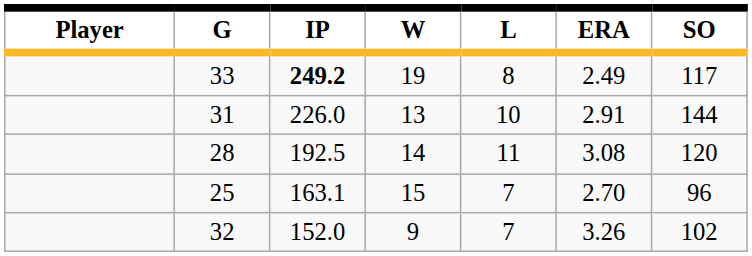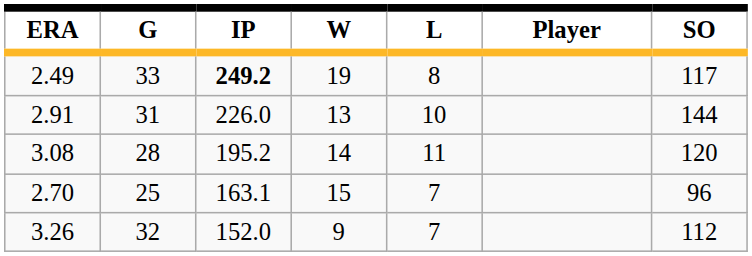columns swapped: (90, 30) <-> (604, 30)
(318, 153) 192.5 -> (243, 153) 195.2
(699, 231) 102 -> (699, 231) 112
